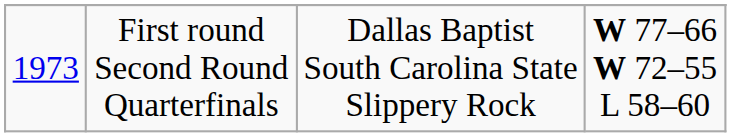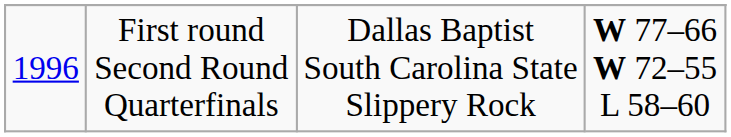(46, 68) 1973 -> (46, 68) 1996
